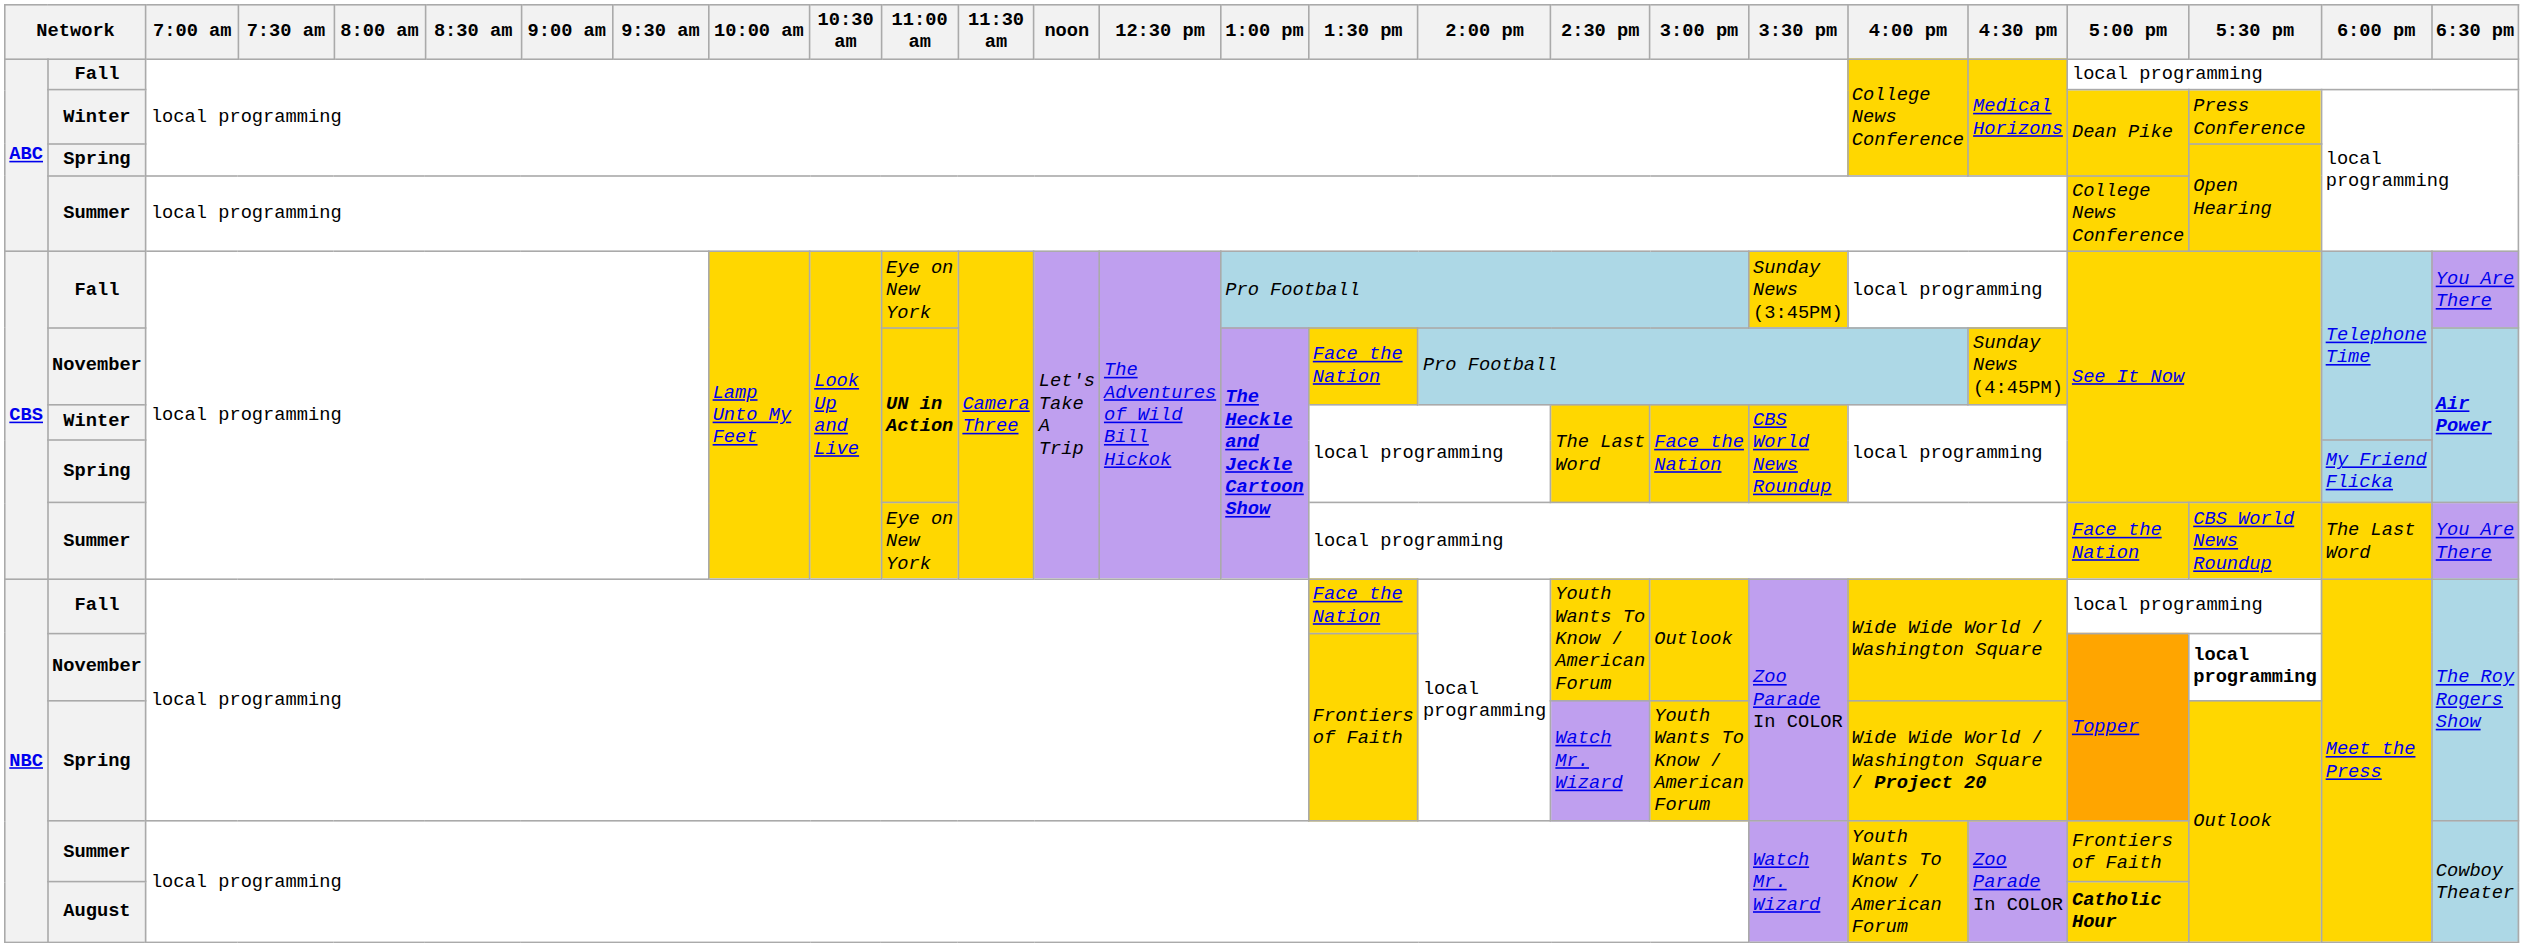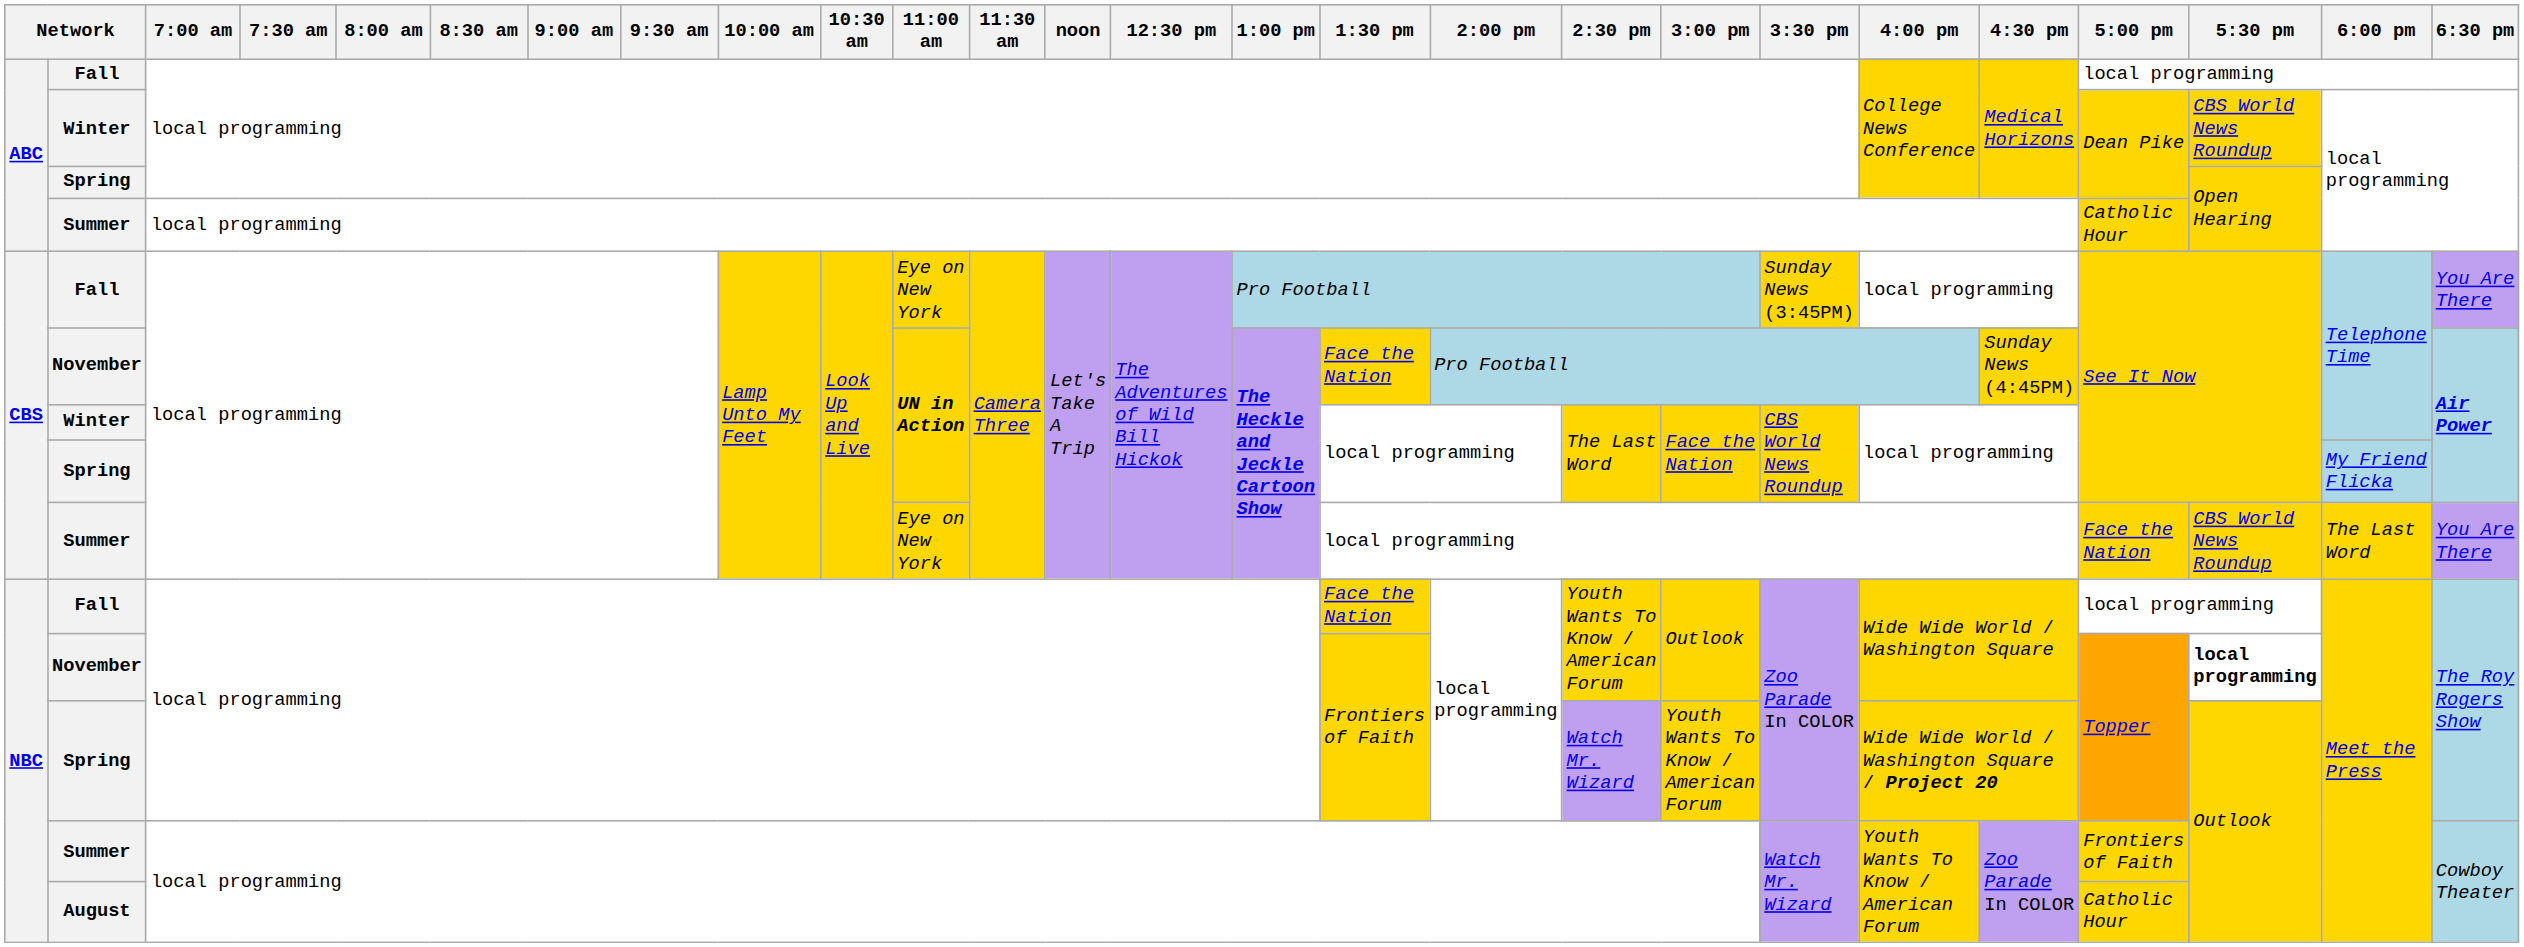(2249, 117) Press Conference -> (2244, 128) CBS World News Roundup
(2128, 213) College News Conference -> (2128, 224) Catholic Hour
(2117, 912) bold -> (2128, 912) normal
